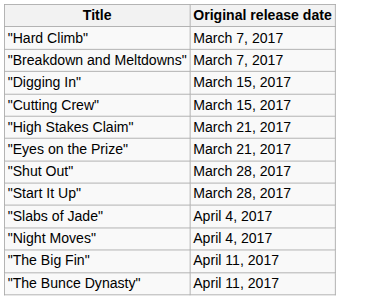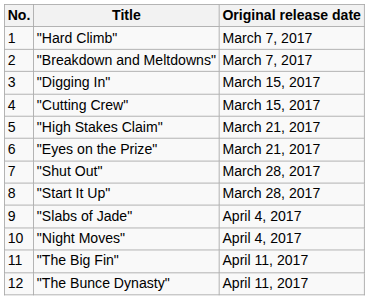+ column: (19, 15)
